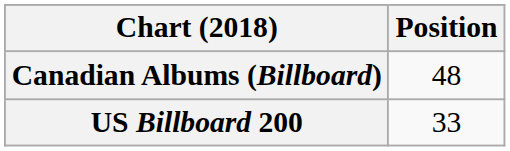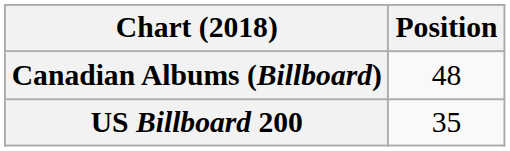(446, 121) 33 -> (446, 121) 35
